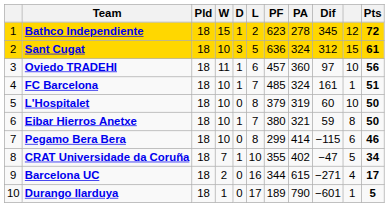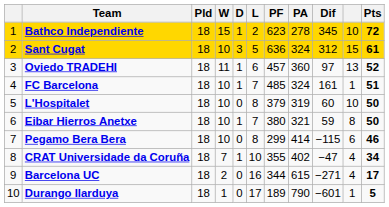(352, 31) 12 -> (352, 31) 10
(352, 67) 10 -> (352, 67) 13
(373, 67) 56 -> (373, 67) 52
(352, 157) 5 -> (352, 157) 4
